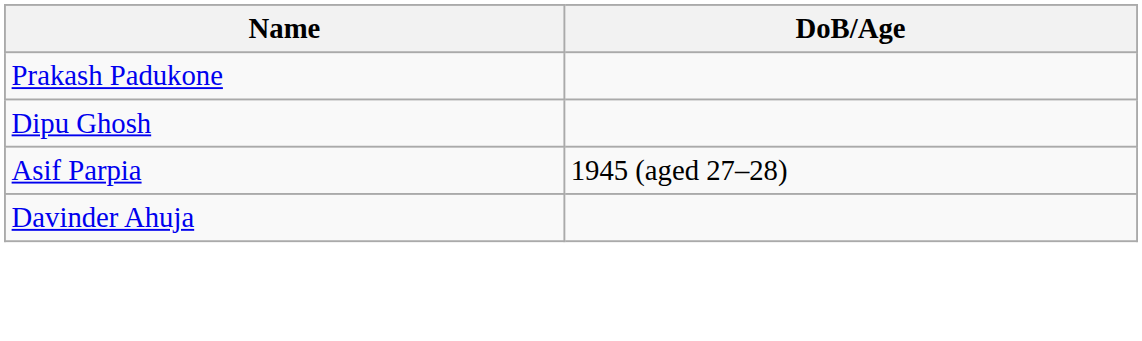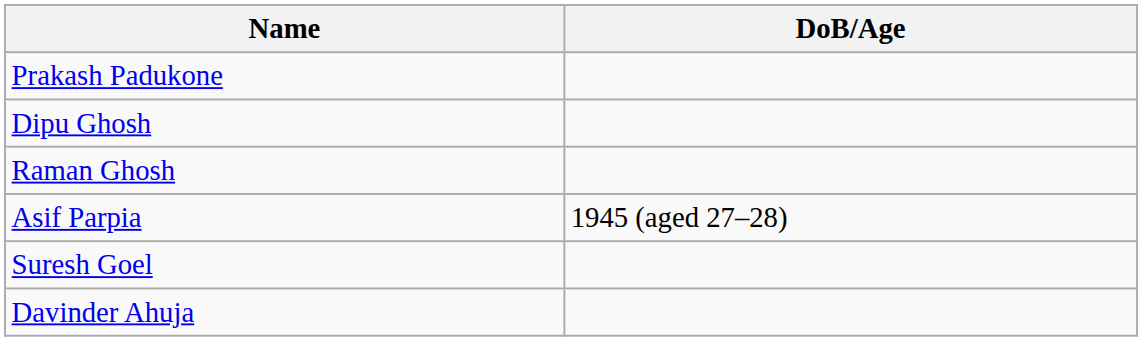+ row: (93, 170)
+ row: (82, 265)
